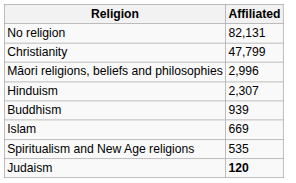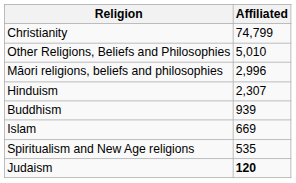- row: (36, 33)
(247, 52) 47,799 -> (254, 33) 74,799
+ row: (119, 52)
